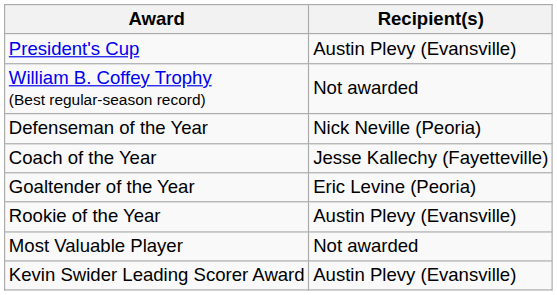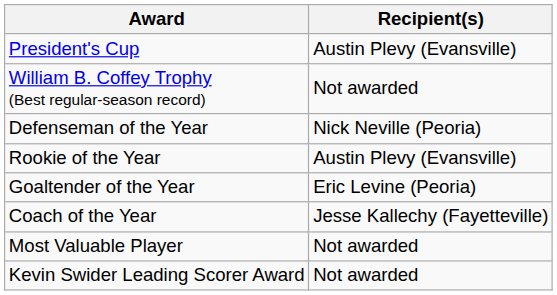rows swapped: (85, 216) <-> (83, 157)
(415, 275) Austin Plevy (Evansville) -> (366, 275) Not awarded
